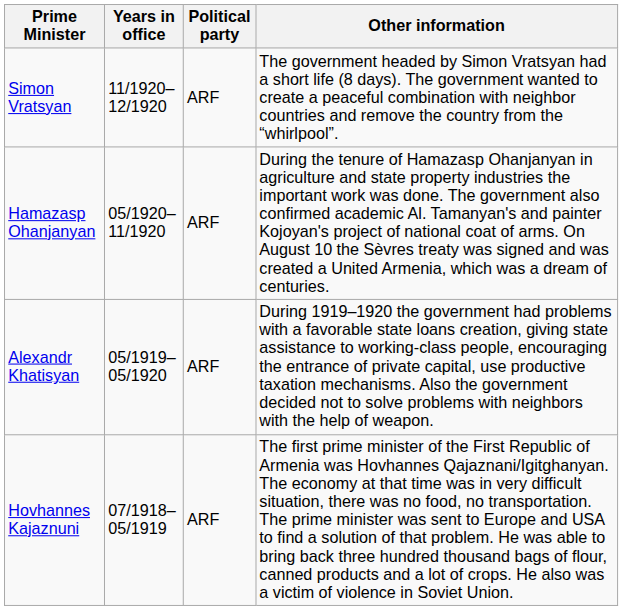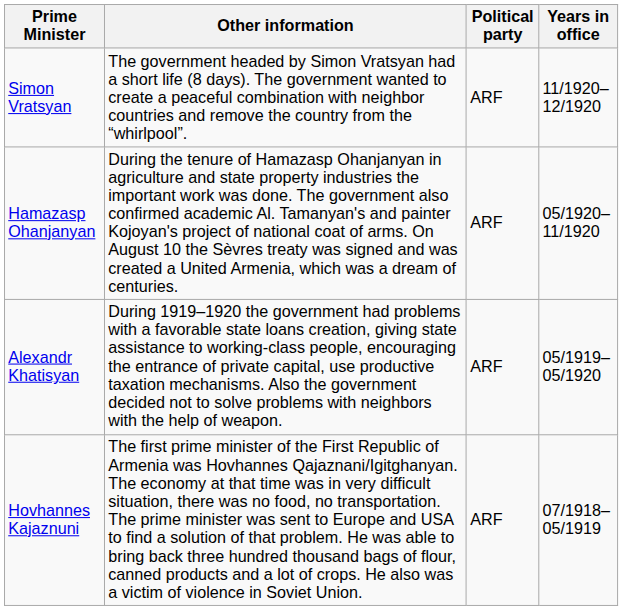columns swapped: (144, 26) <-> (437, 26)
